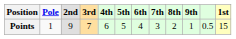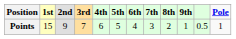columns swapped: (223, 11) <-> (51, 11)
